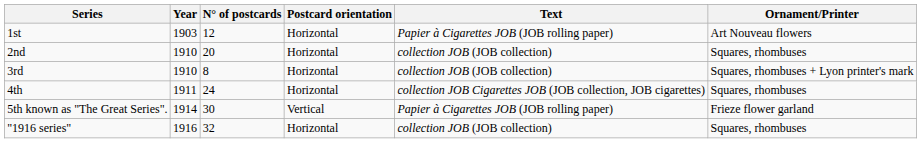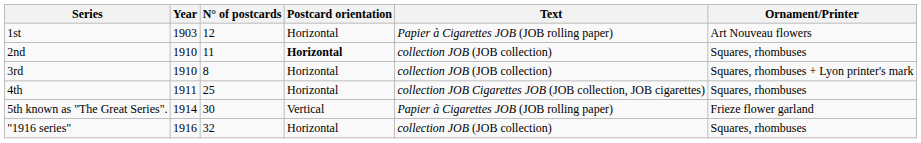(209, 52) 20 -> (208, 52) 11
(313, 52) normal -> (315, 52) bold
(209, 90) 24 -> (209, 90) 25
